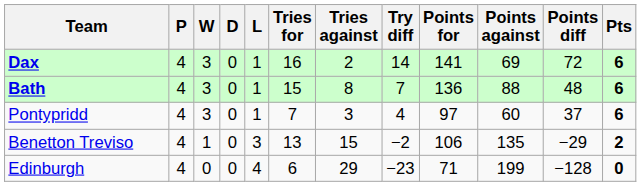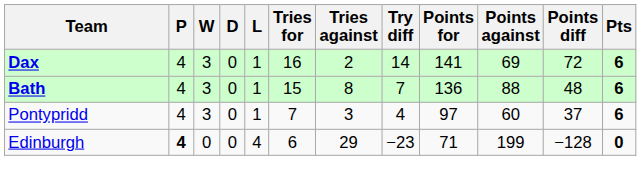- row: (71, 141)
(181, 168) normal -> (181, 141) bold
